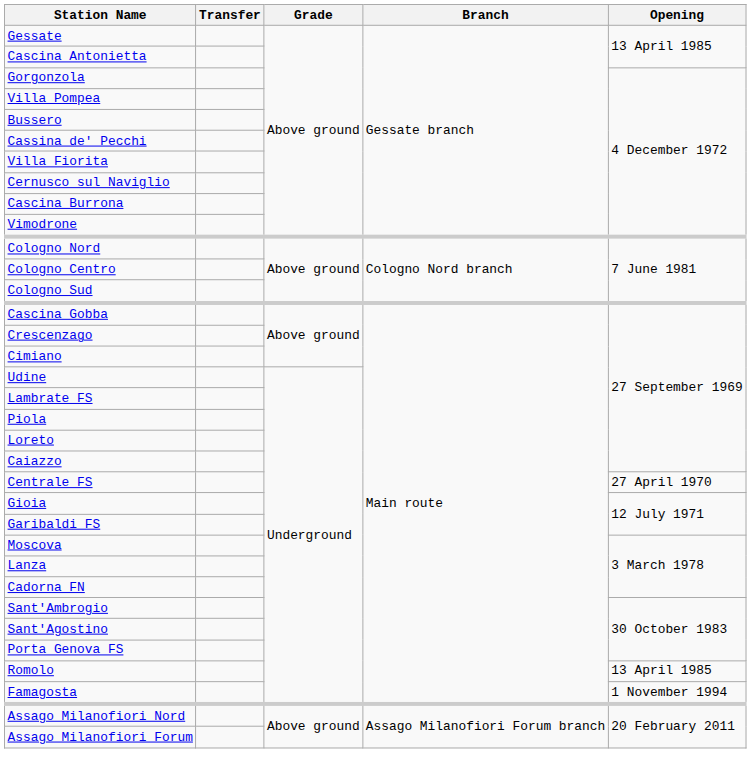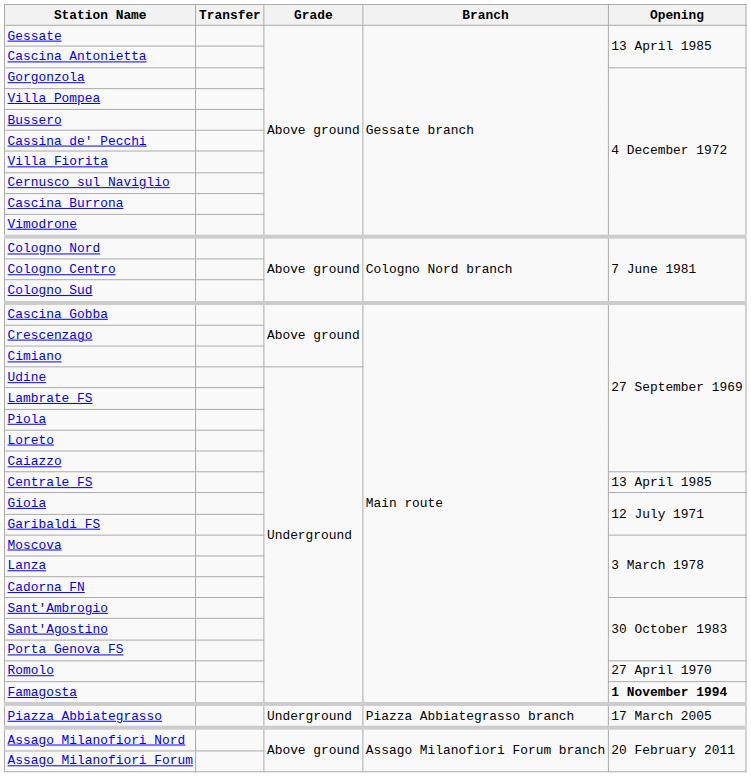(662, 482) 27 April 1970 -> (662, 482) 13 April 1985
(662, 671) 13 April 1985 -> (662, 671) 27 April 1970
(669, 692) normal -> (669, 692) bold
+ row: (85, 716)
